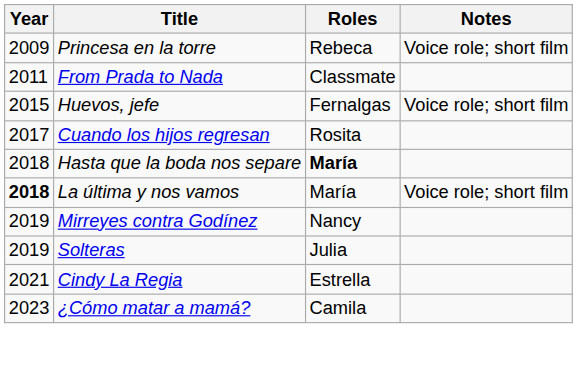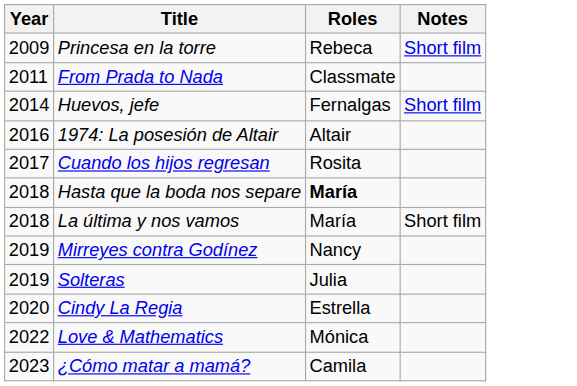(486, 47) Voice role; short film -> (443, 47) Short film
(29, 105) 2015 -> (29, 105) 2014
(486, 105) Voice role; short film -> (443, 105) Short film
+ row: (168, 134)
(29, 192) bold -> (29, 221) normal
(486, 192) Voice role; short film -> (443, 221) Short film
(29, 279) 2021 -> (29, 308) 2020
+ row: (140, 337)
